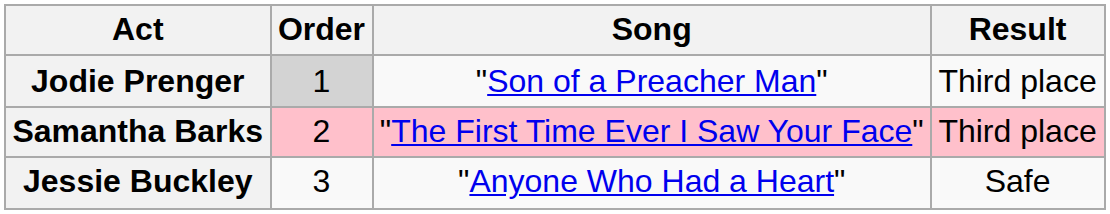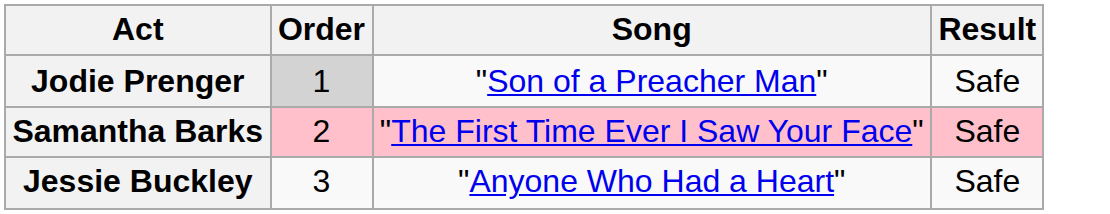(1018, 80) Third place -> (987, 80) Safe
(1018, 131) Third place -> (987, 131) Safe
